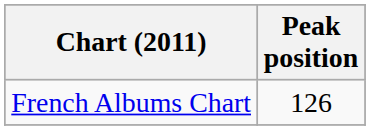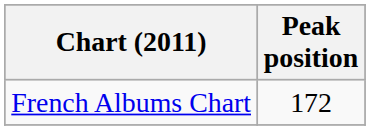(311, 102) 126 -> (311, 102) 172
